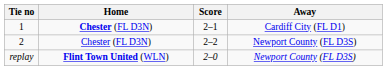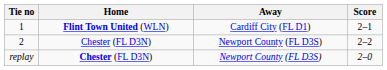columns swapped: (210, 12) <-> (305, 12)
(116, 27) Chester (FL D3N) -> (116, 27) Flint Town United (WLN)
(116, 57) Flint Town United (WLN) -> (116, 57) Chester (FL D3N)
